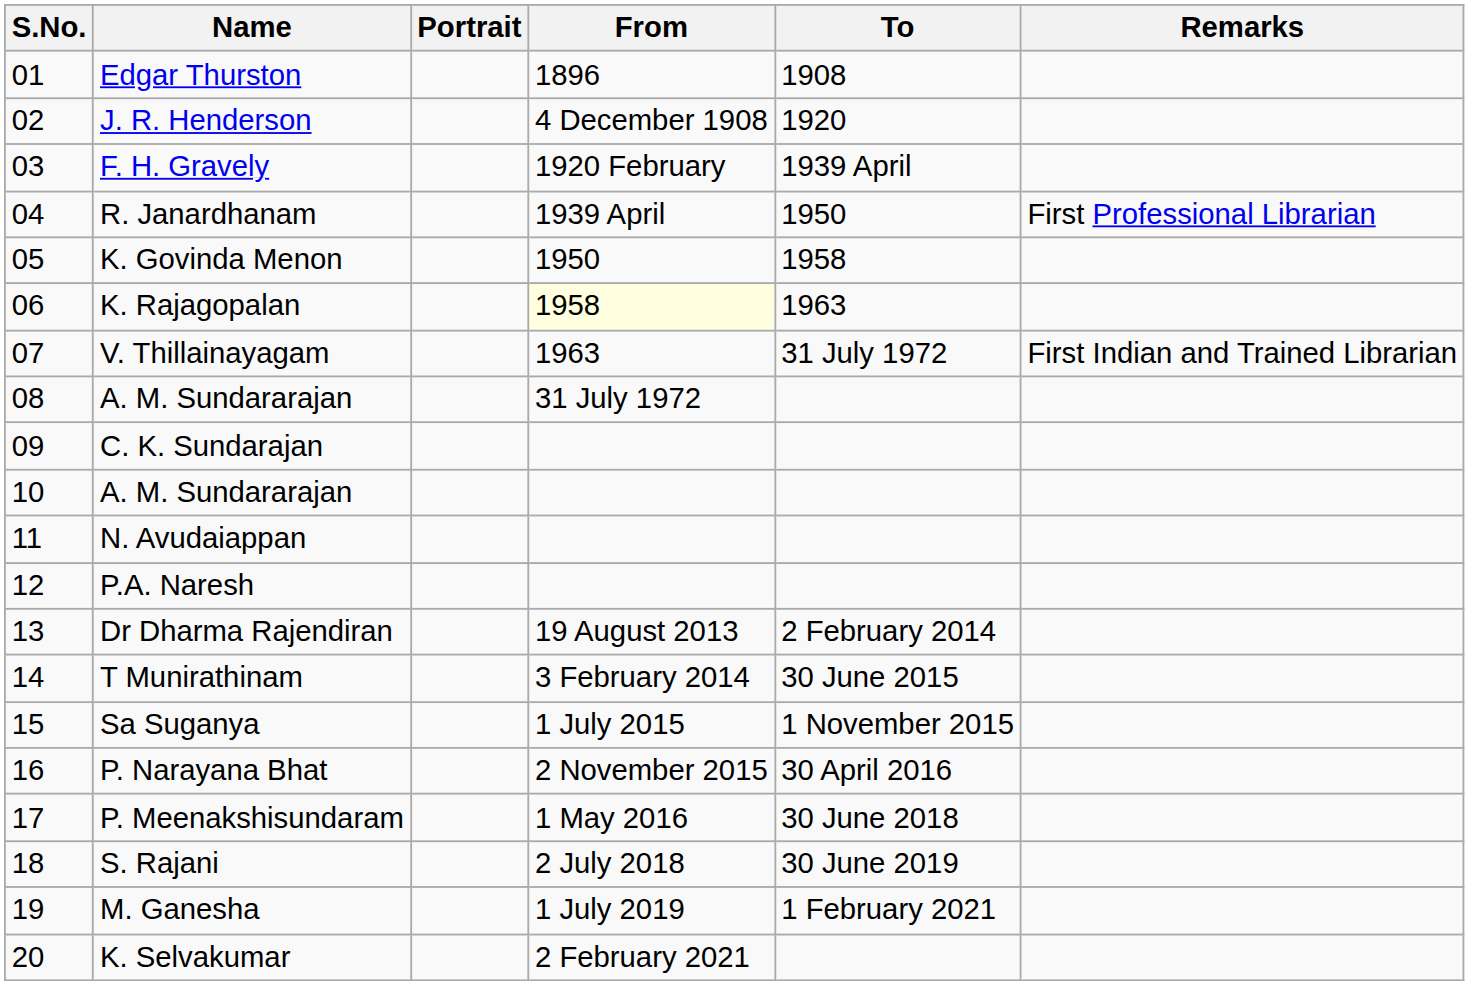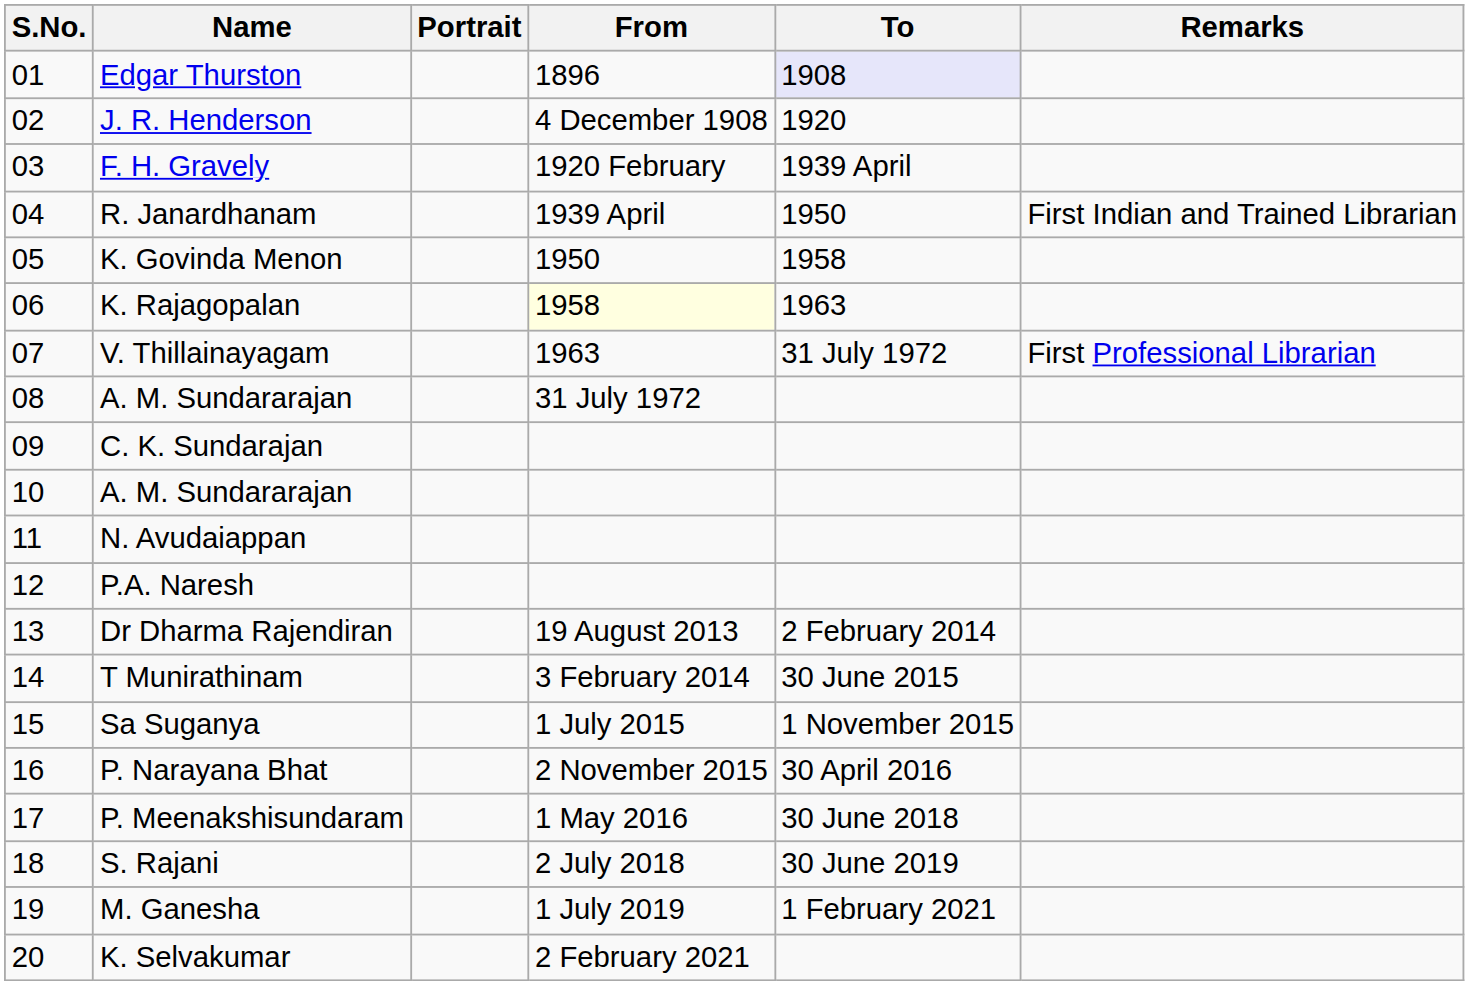(814, 74) no background -> (814, 74) lavender background
(1202, 213) First Professional Librarian -> (1242, 213) First Indian and Trained Librarian
(1242, 352) First Indian and Trained Librarian -> (1202, 352) First Professional Librarian
